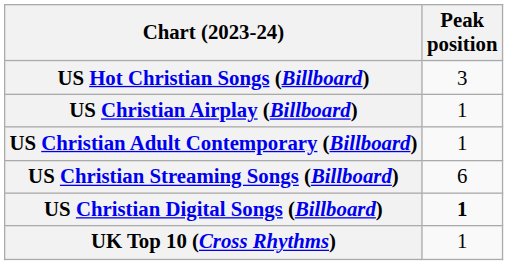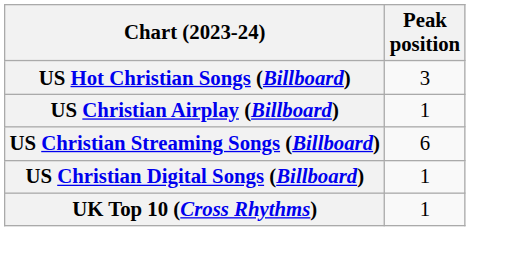- row: (213, 143)
(462, 209) bold -> (425, 176) normal
